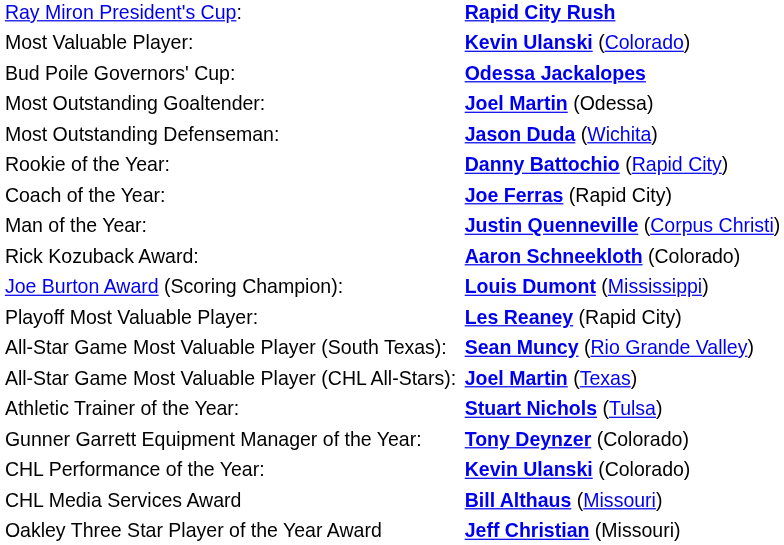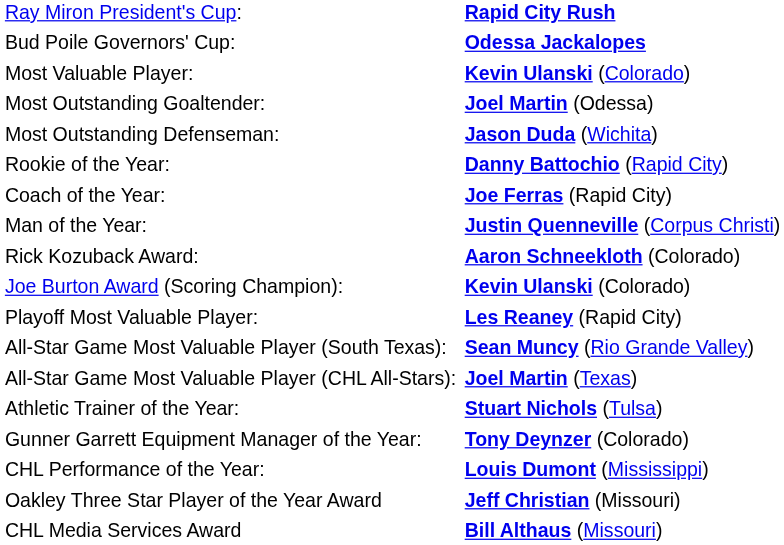rows swapped: (120, 73) <-> (99, 43)
(587, 287) Louis Dumont (Mississippi) -> (578, 287) Kevin Ulanski (Colorado)
(578, 470) Kevin Ulanski (Colorado) -> (587, 470) Louis Dumont (Mississippi)
rows swapped: (123, 500) <-> (193, 531)
